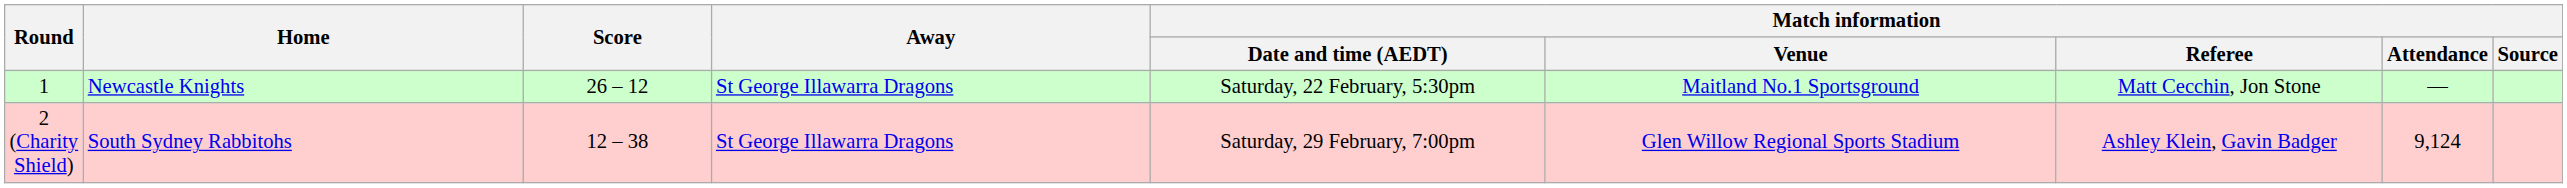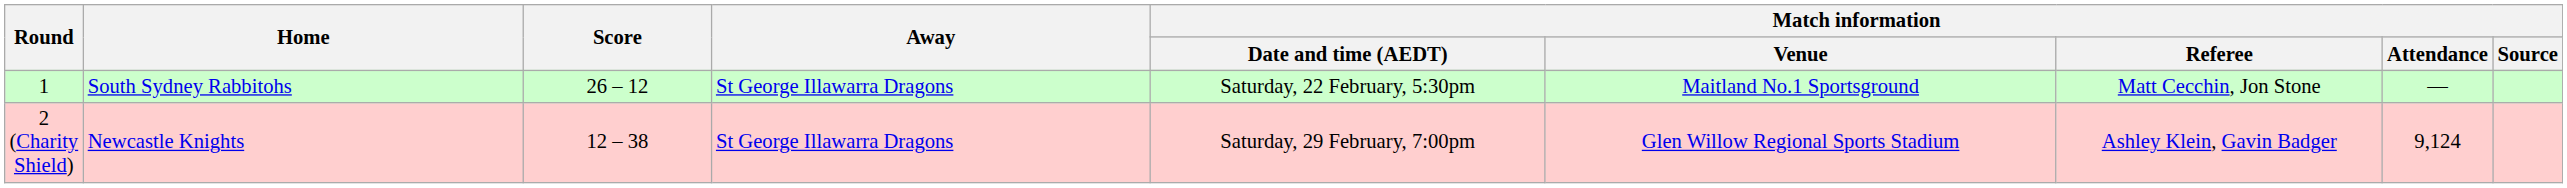(166, 86) Newcastle Knights -> (190, 86) South Sydney Rabbitohs
(190, 142) South Sydney Rabbitohs -> (166, 142) Newcastle Knights
